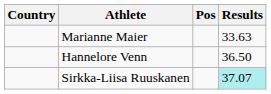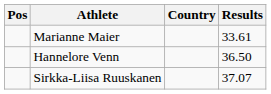columns swapped: (206, 15) <-> (31, 15)
(237, 36) 33.63 -> (237, 36) 33.61
(237, 78) paleturquoise background -> (237, 78) no background
